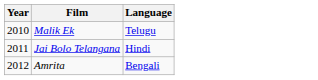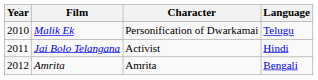+ column: (192, 13)
